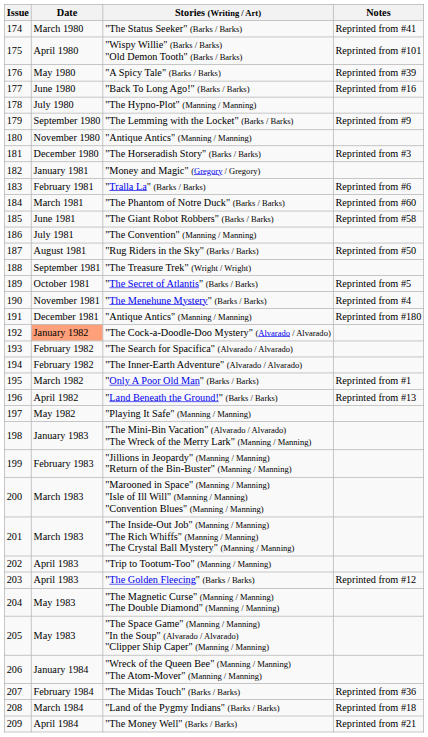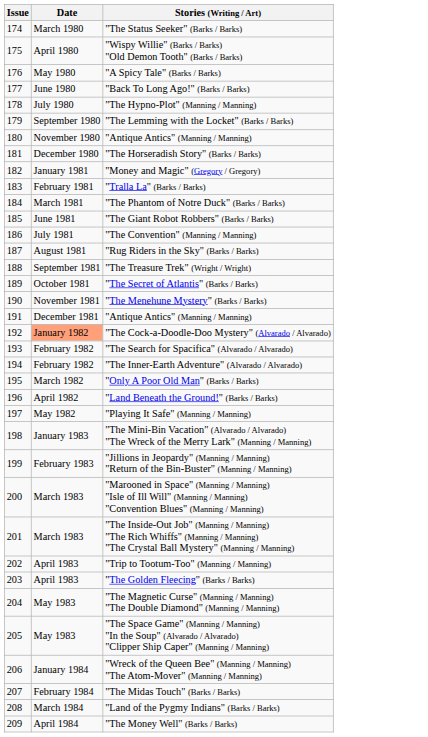- column: (378, 12)
